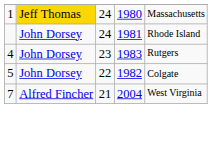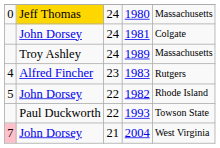(10, 14) 1 -> (10, 14) 0
(174, 34) Rhode Island -> (170, 34) Colgate
+ row: (137, 53)
(51, 53) John Dorsey -> (56, 73) Alfred Fincher
(163, 73) Colgate -> (181, 93) Rhode Island
+ row: (137, 113)
(10, 93) no background -> (10, 133) pink background
(56, 93) Alfred Fincher -> (51, 133) John Dorsey
